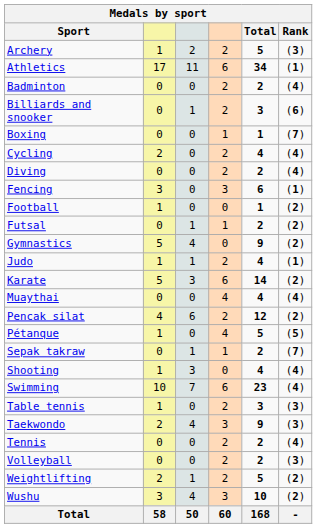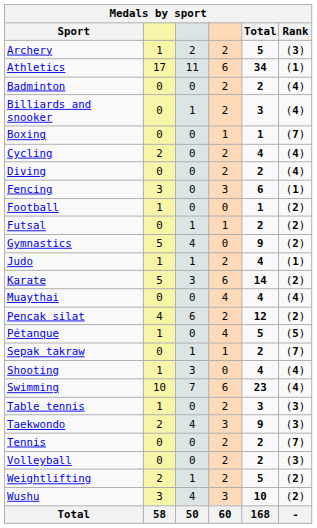(295, 110) (6) -> (295, 110) (4)
(295, 442) (4) -> (295, 442) (7)
